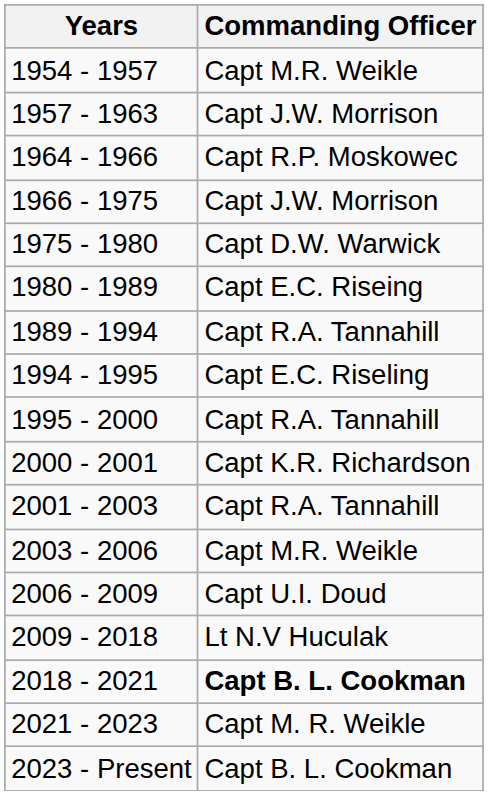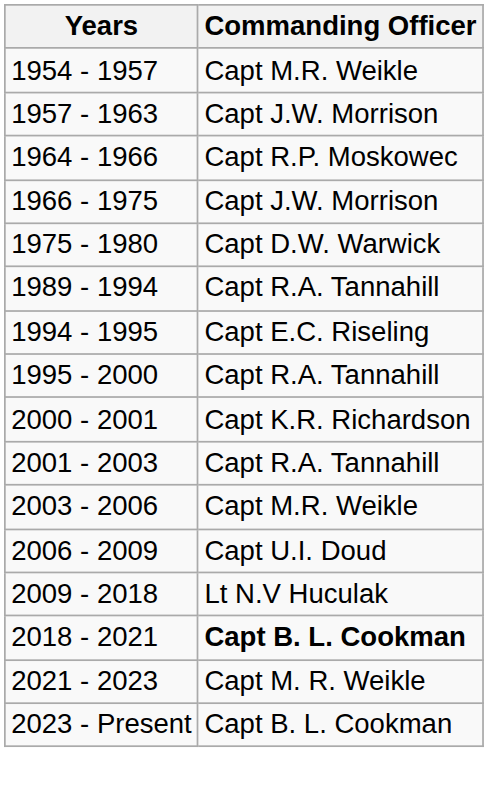- row: (85, 288)
